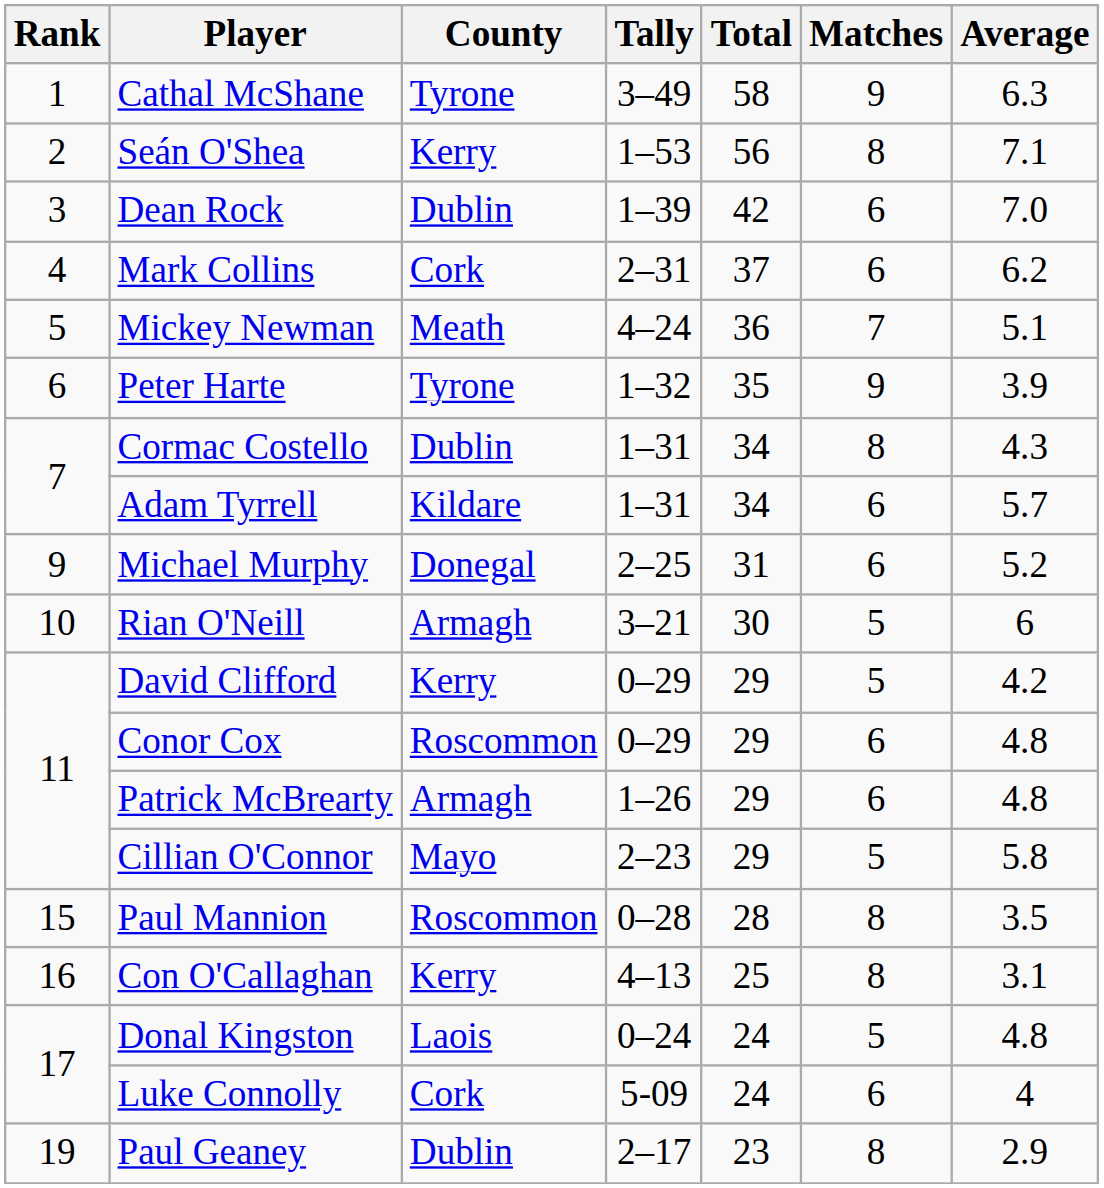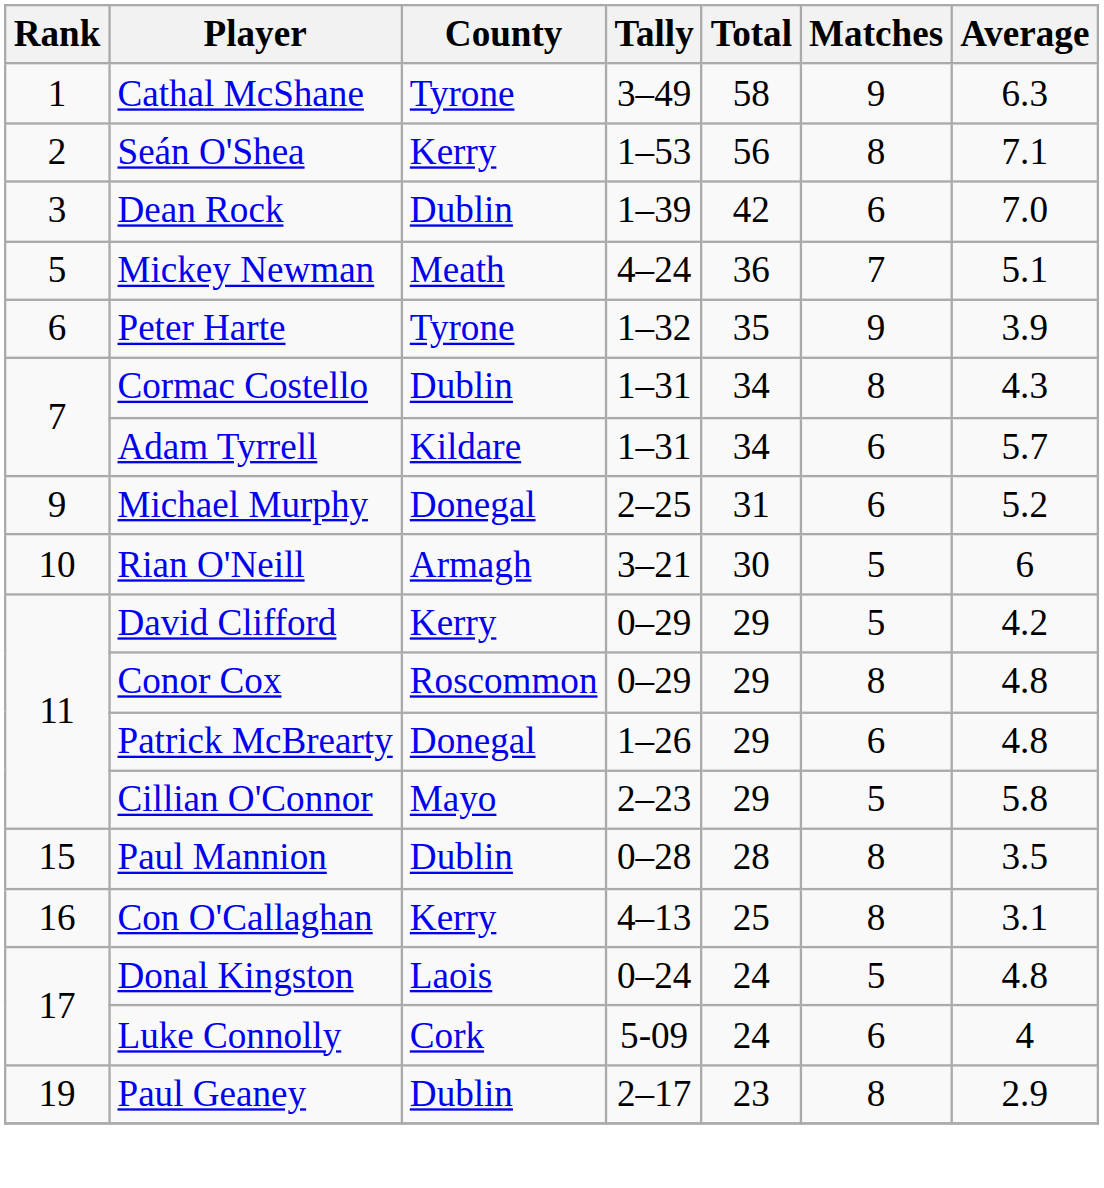- row: (216, 269)
(876, 740) 6 -> (876, 681) 8
(471, 799) Armagh -> (473, 740) Donegal
(504, 916) Roscommon -> (461, 858) Dublin
